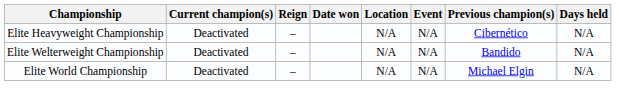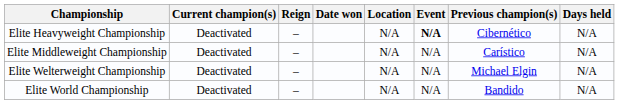(428, 33) normal -> (431, 33) bold
+ row: (87, 52)
(501, 52) Bandido -> (504, 71) Michael Elgin
(501, 71) Michael Elgin -> (504, 90) Bandido
